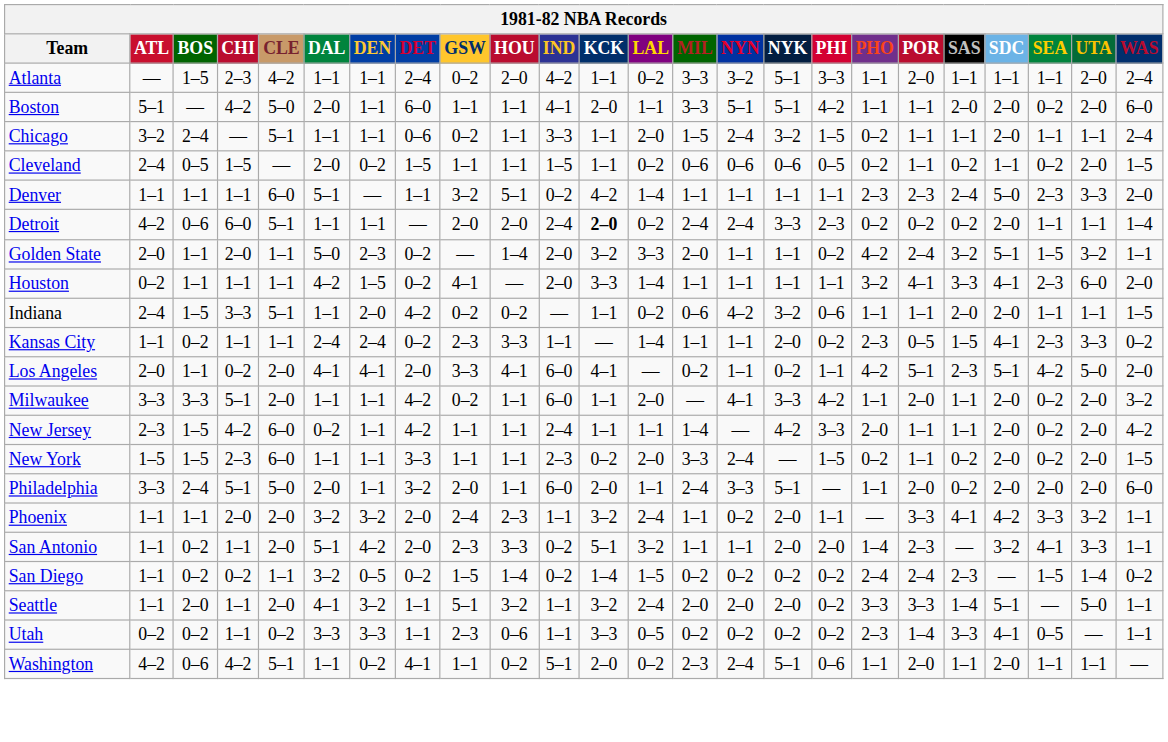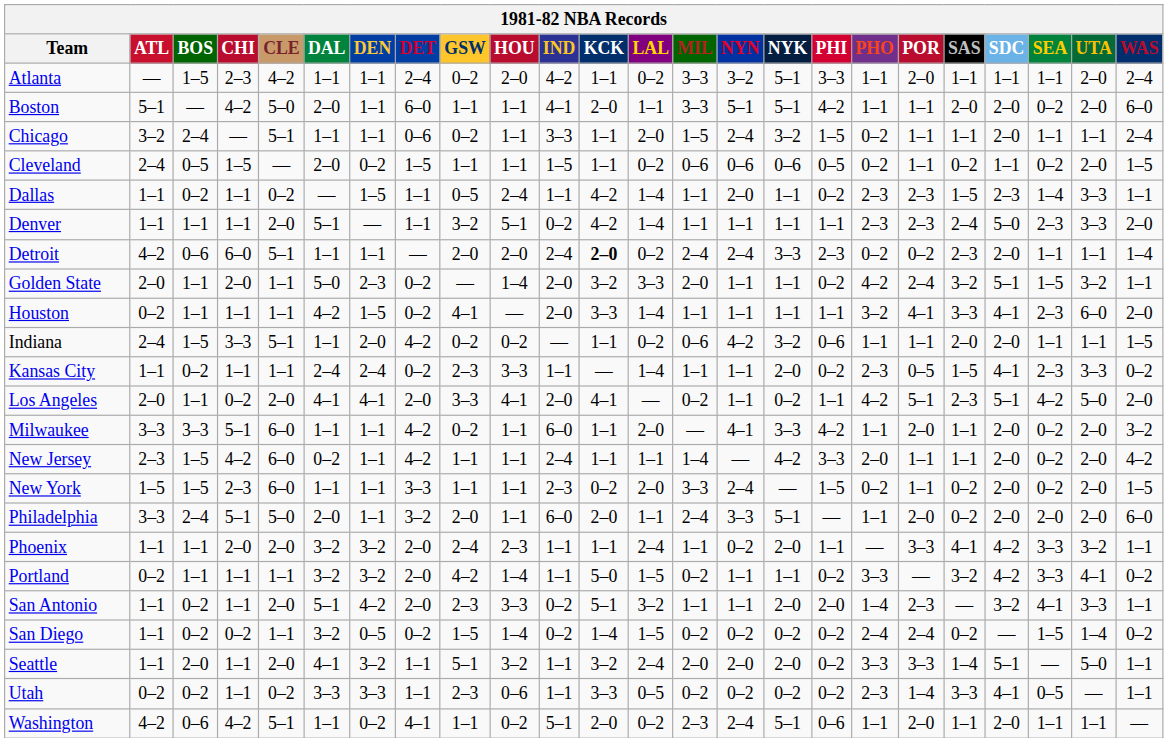+ row: (31, 195)
(281, 195) 6–0 -> (281, 224) 2–0
(964, 224) 0–2 -> (964, 253) 2–3
(559, 371) 6–0 -> (559, 400) 2–0
(281, 400) 2–0 -> (281, 429) 6–0
(604, 517) 3–2 -> (604, 547) 1–1
+ row: (39, 576)
(964, 576) 2–3 -> (964, 635) 0–2
